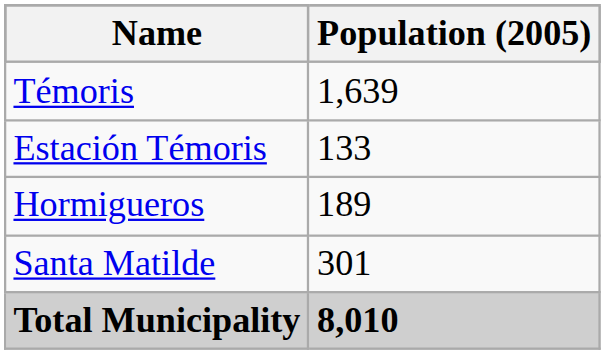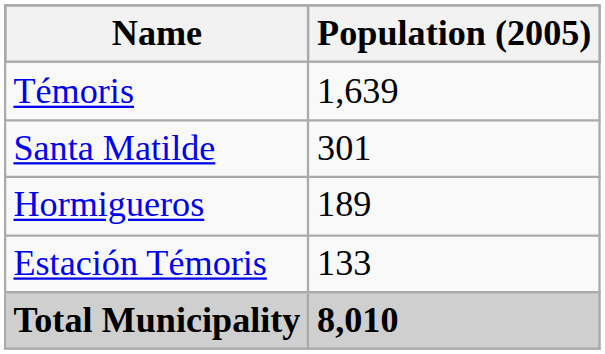rows swapped: (114, 262) <-> (140, 147)
